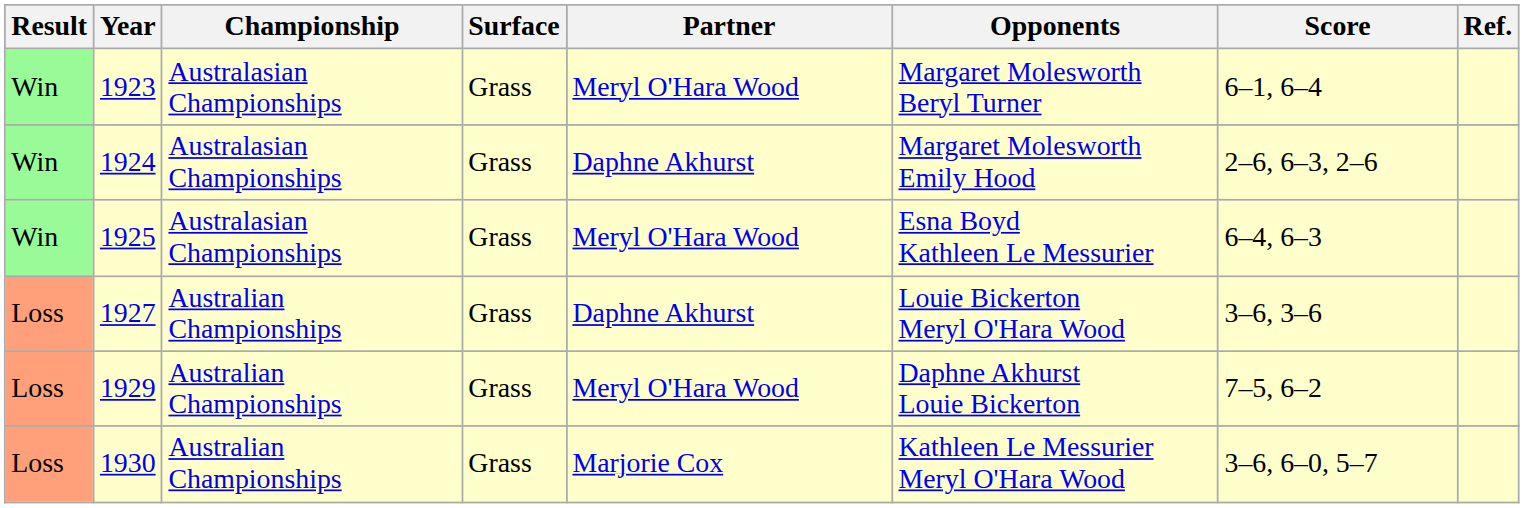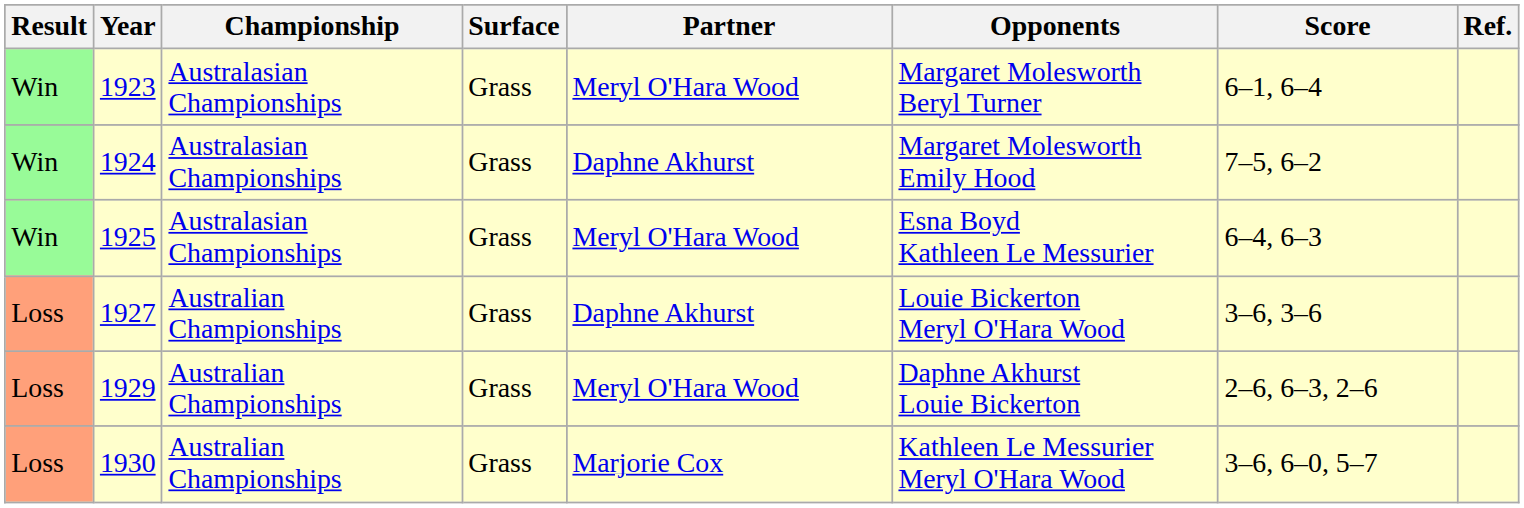(1301, 161) 2–6, 6–3, 2–6 -> (1273, 161) 7–5, 6–2
(1273, 388) 7–5, 6–2 -> (1301, 388) 2–6, 6–3, 2–6
